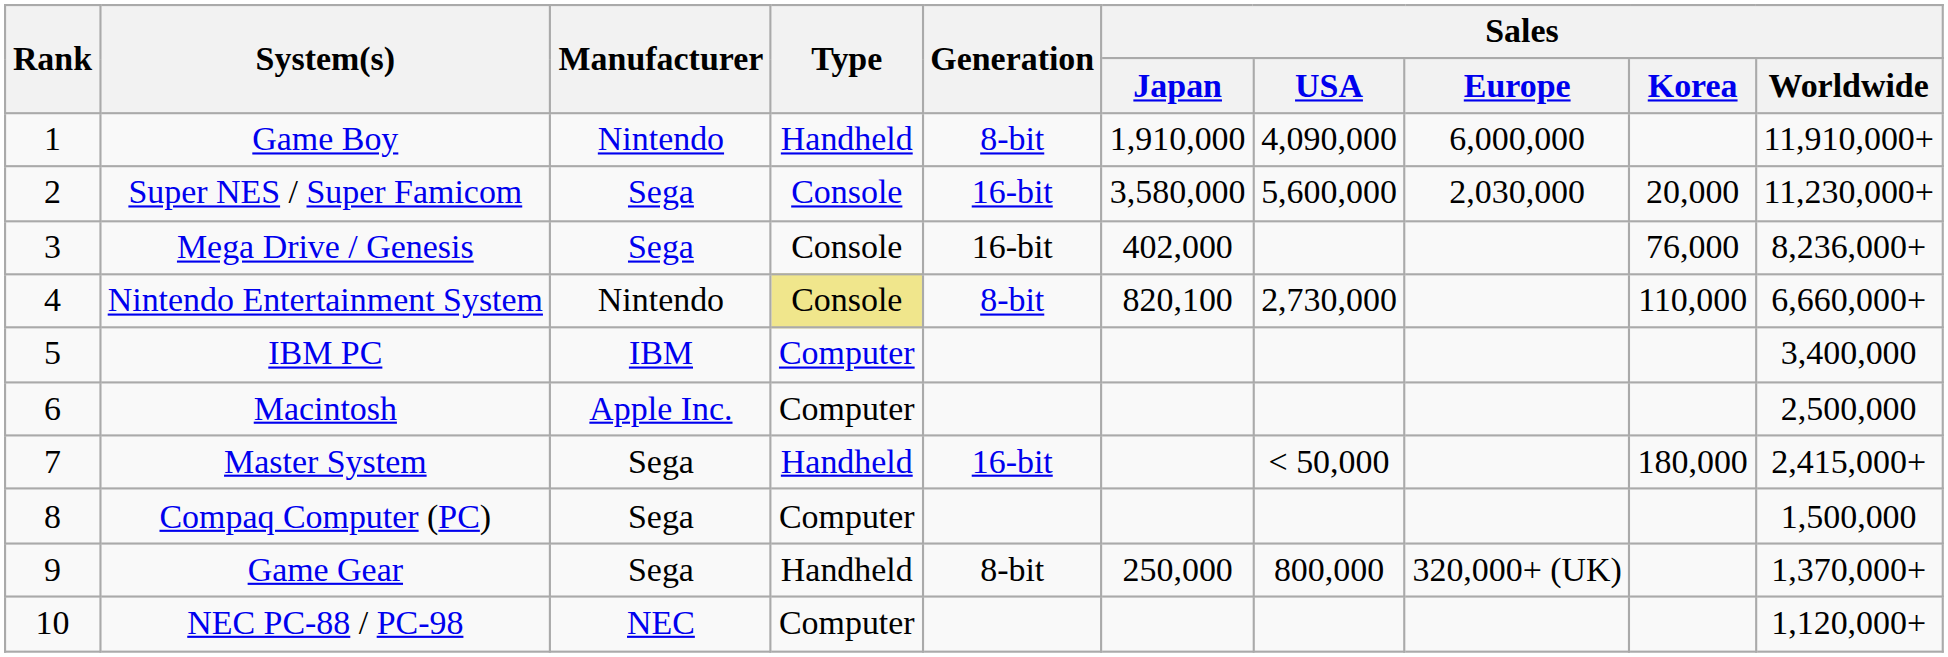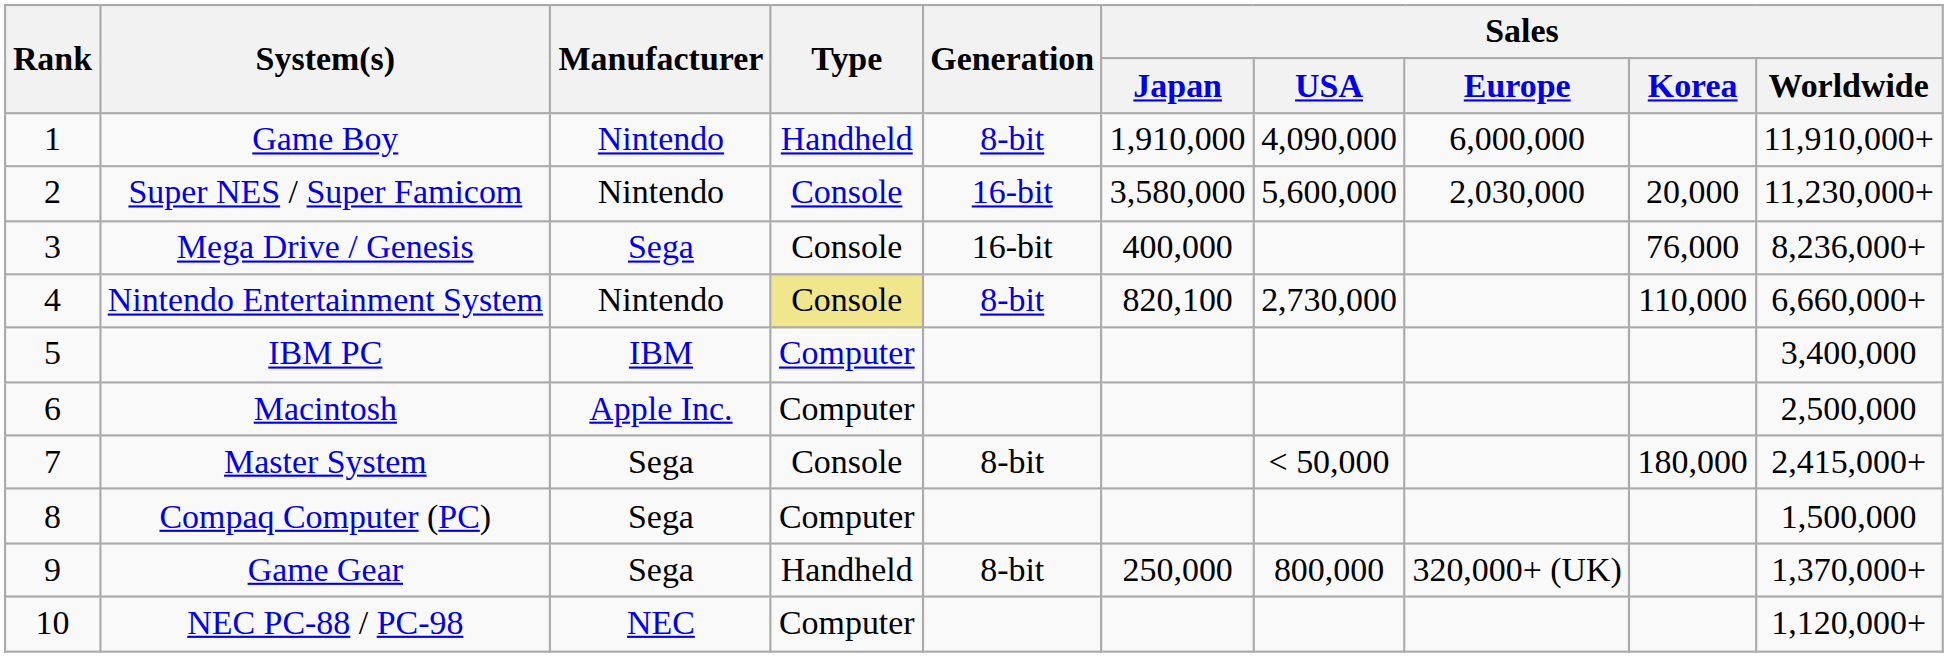(661, 192) Sega -> (661, 192) Nintendo
(1178, 246) 402,000 -> (1178, 246) 400,000
(847, 461) Handheld -> (847, 461) Console
(1012, 461) 16-bit -> (1012, 461) 8-bit
